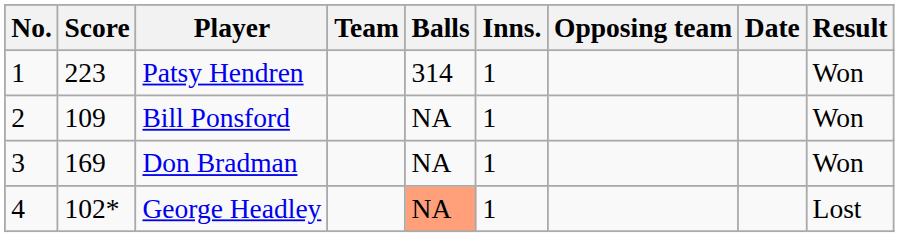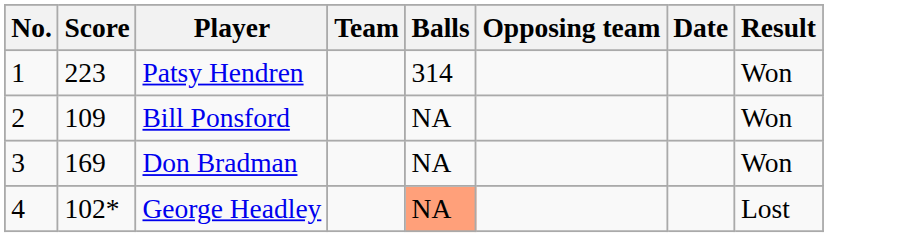- column: (512, 27)
